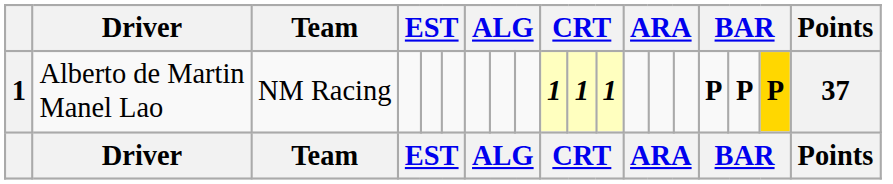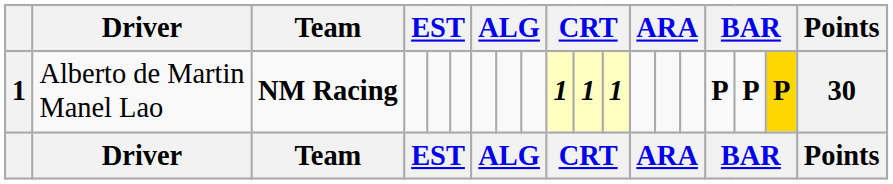(325, 91) normal -> (328, 91) bold
(835, 91) 37 -> (842, 91) 30
